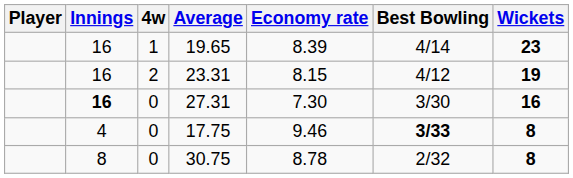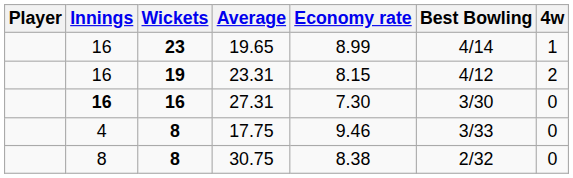columns swapped: (531, 18) <-> (153, 18)
(310, 46) 8.39 -> (353, 46) 8.99
(433, 131) bold -> (476, 131) normal
(310, 159) 8.78 -> (353, 159) 8.38
